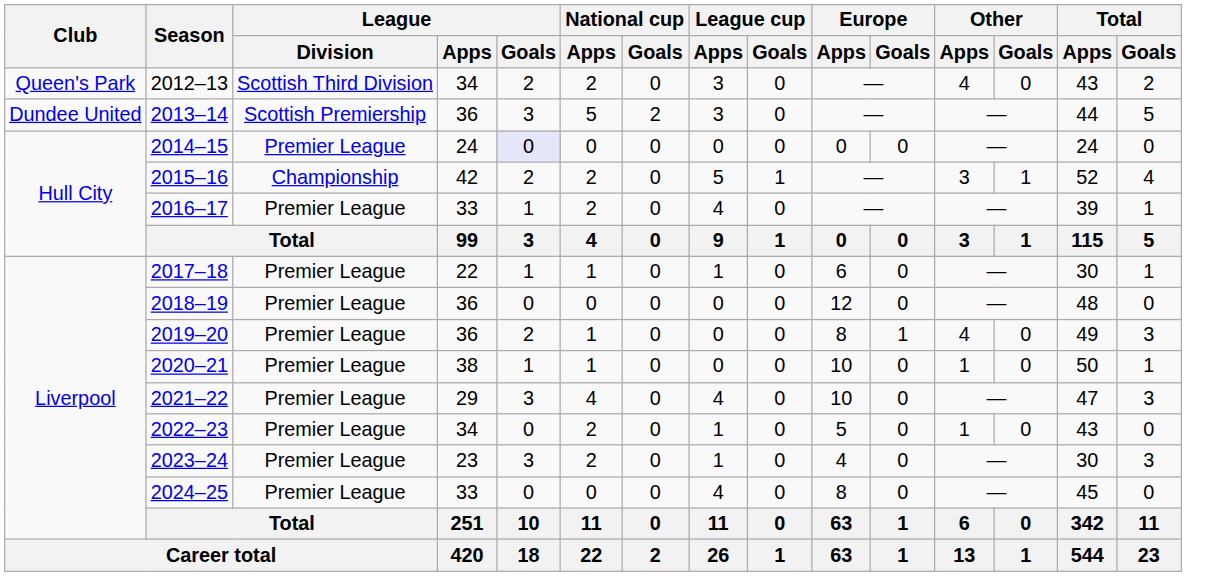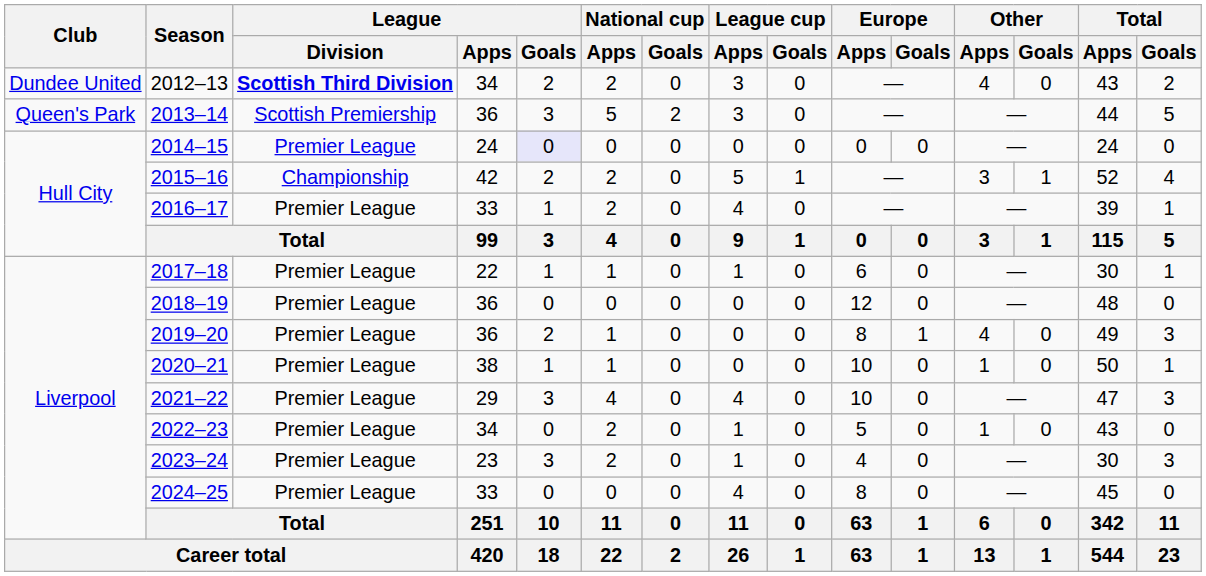(75, 83) Queen's Park -> (75, 83) Dundee United
(335, 83) normal -> (345, 83) bold
(75, 114) Dundee United -> (75, 114) Queen's Park
